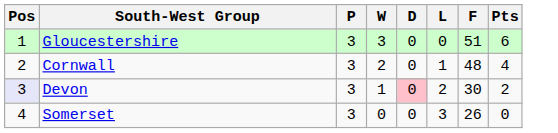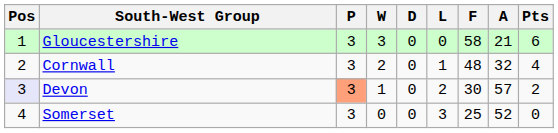+ column: (503, 17)
(473, 41) 51 -> (473, 41) 58
(351, 91) no background -> (351, 91) lightsalmon background
(412, 91) pink background -> (412, 91) no background
(473, 115) 26 -> (473, 115) 25
